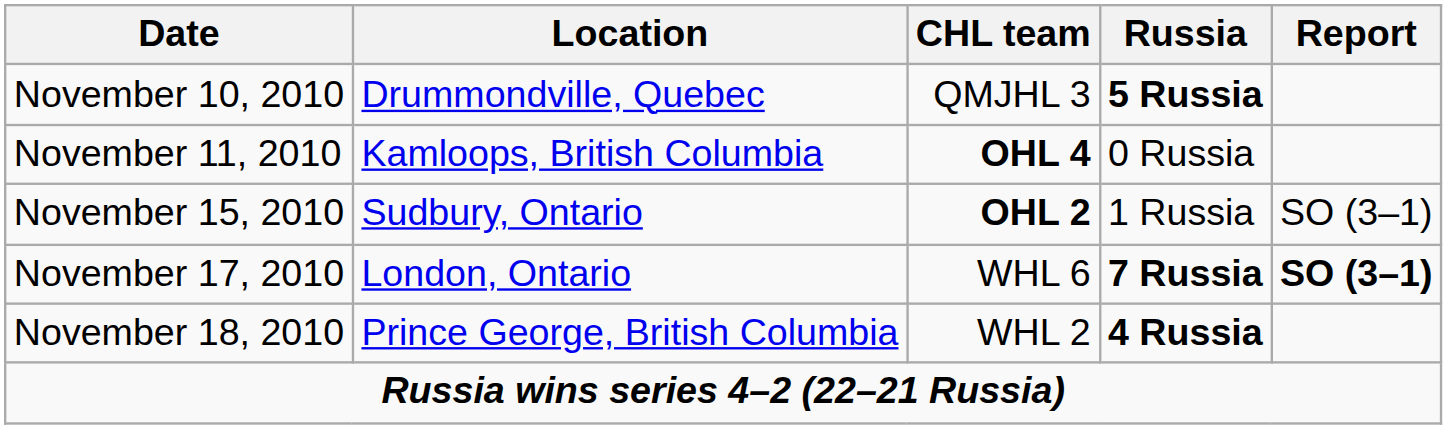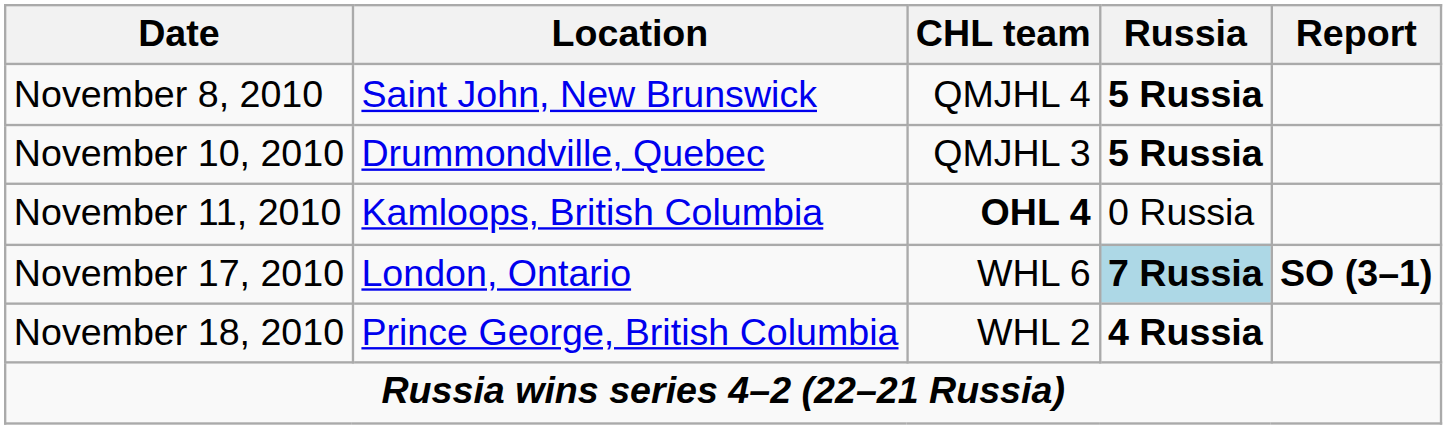+ row: (169, 93)
- row: (179, 213)
(1185, 272) no background -> (1185, 272) lightblue background
